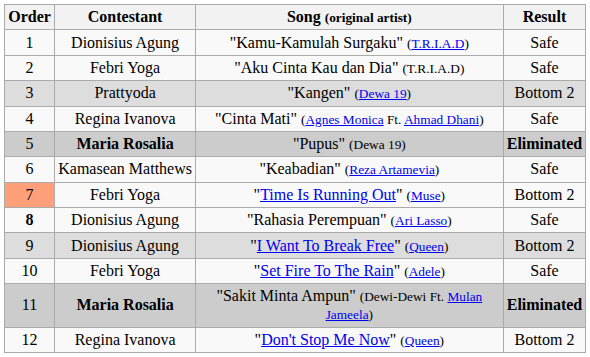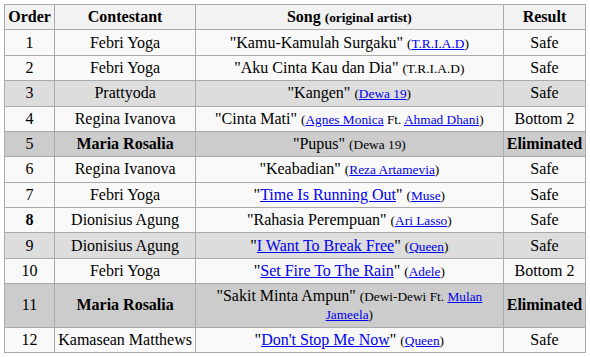(125, 42) Dionisius Agung -> (125, 42) Febri Yoga
(544, 93) Bottom 2 -> (544, 93) Safe
(544, 118) Safe -> (544, 118) Bottom 2
(125, 169) Kamasean Matthews -> (125, 169) Regina Ivanova
(30, 194) lightsalmon background -> (30, 194) no background
(544, 194) Bottom 2 -> (544, 194) Safe
(544, 245) Bottom 2 -> (544, 245) Safe
(544, 270) Safe -> (544, 270) Bottom 2
(125, 339) Regina Ivanova -> (125, 339) Kamasean Matthews
(544, 339) Bottom 2 -> (544, 339) Safe
